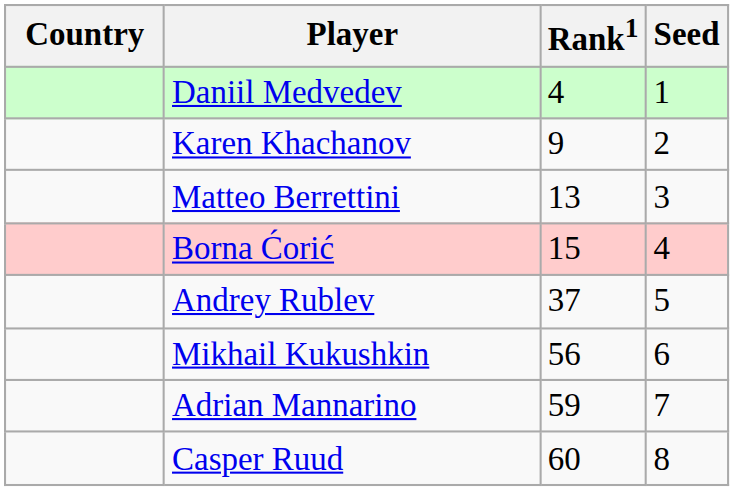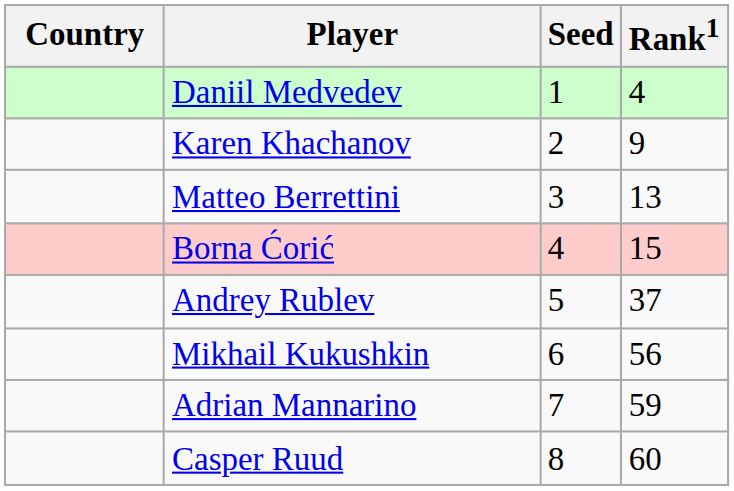columns swapped: (593, 35) <-> (687, 35)
